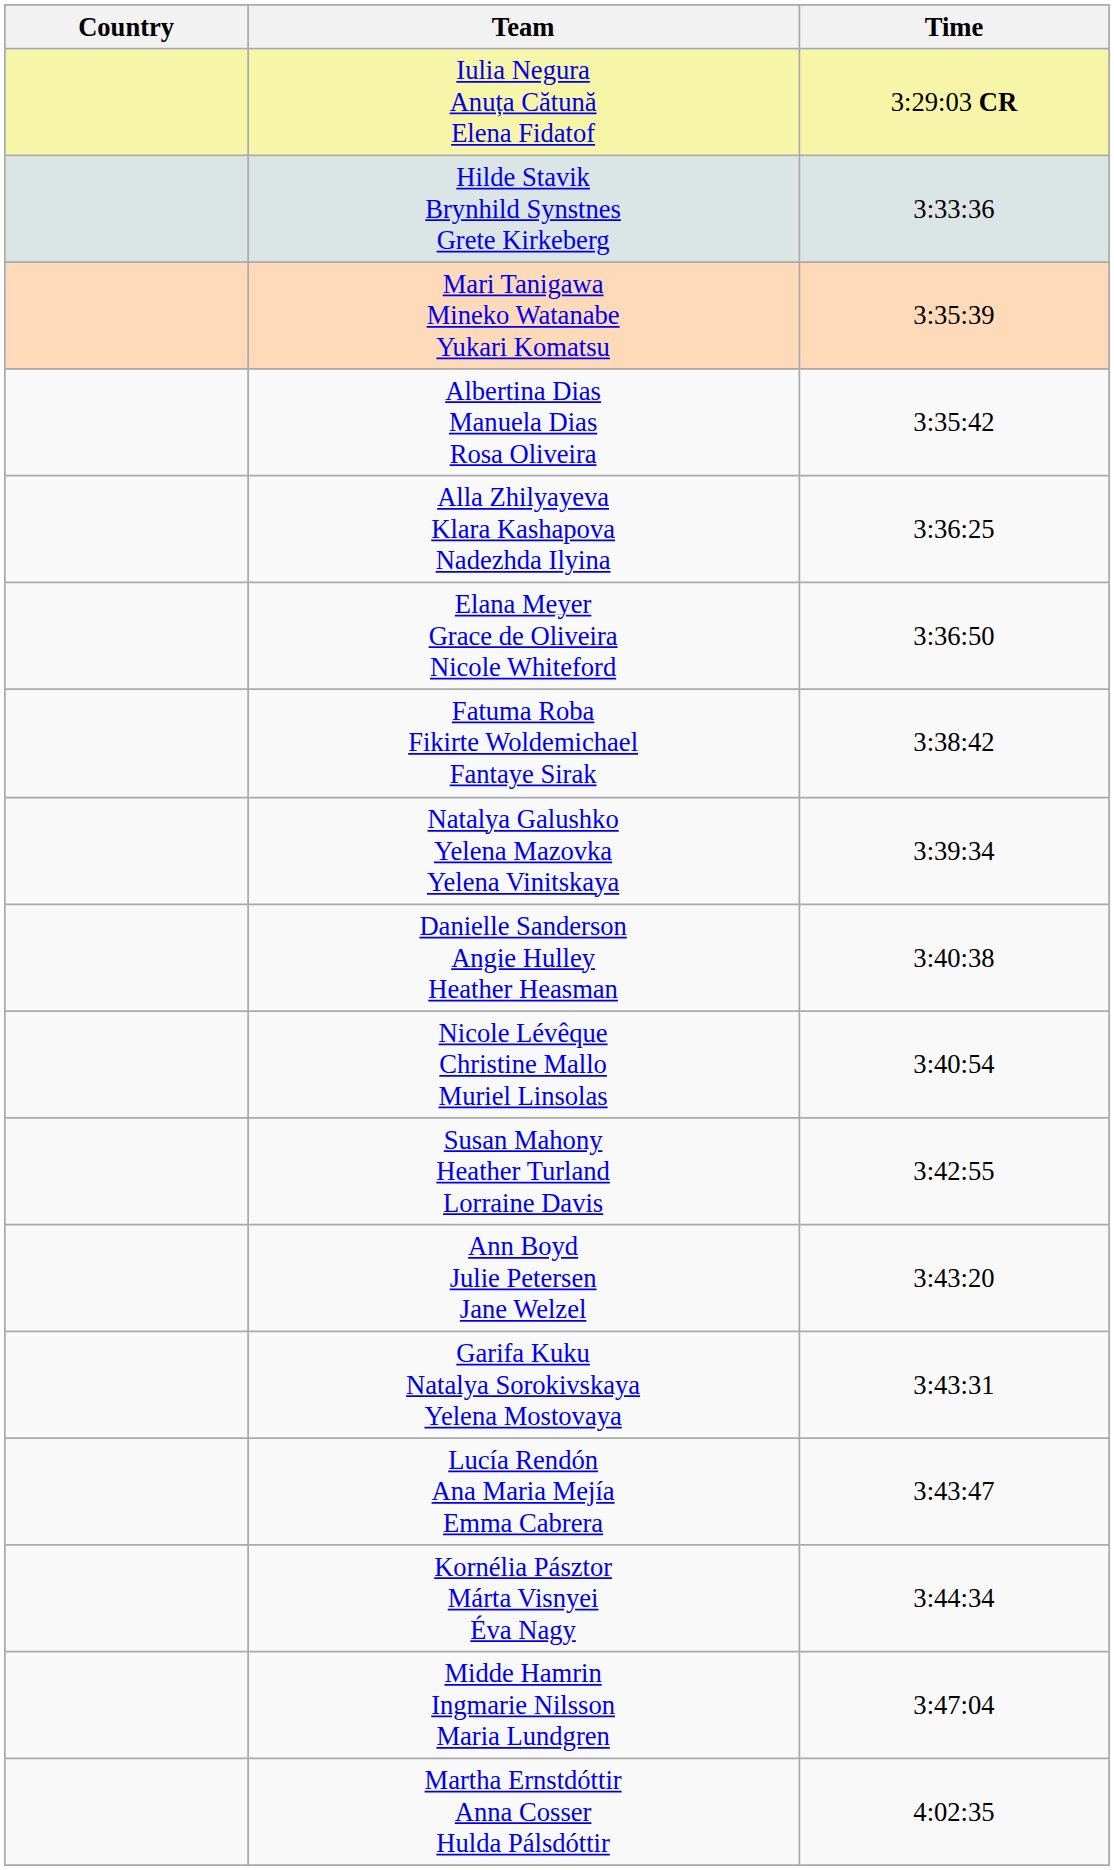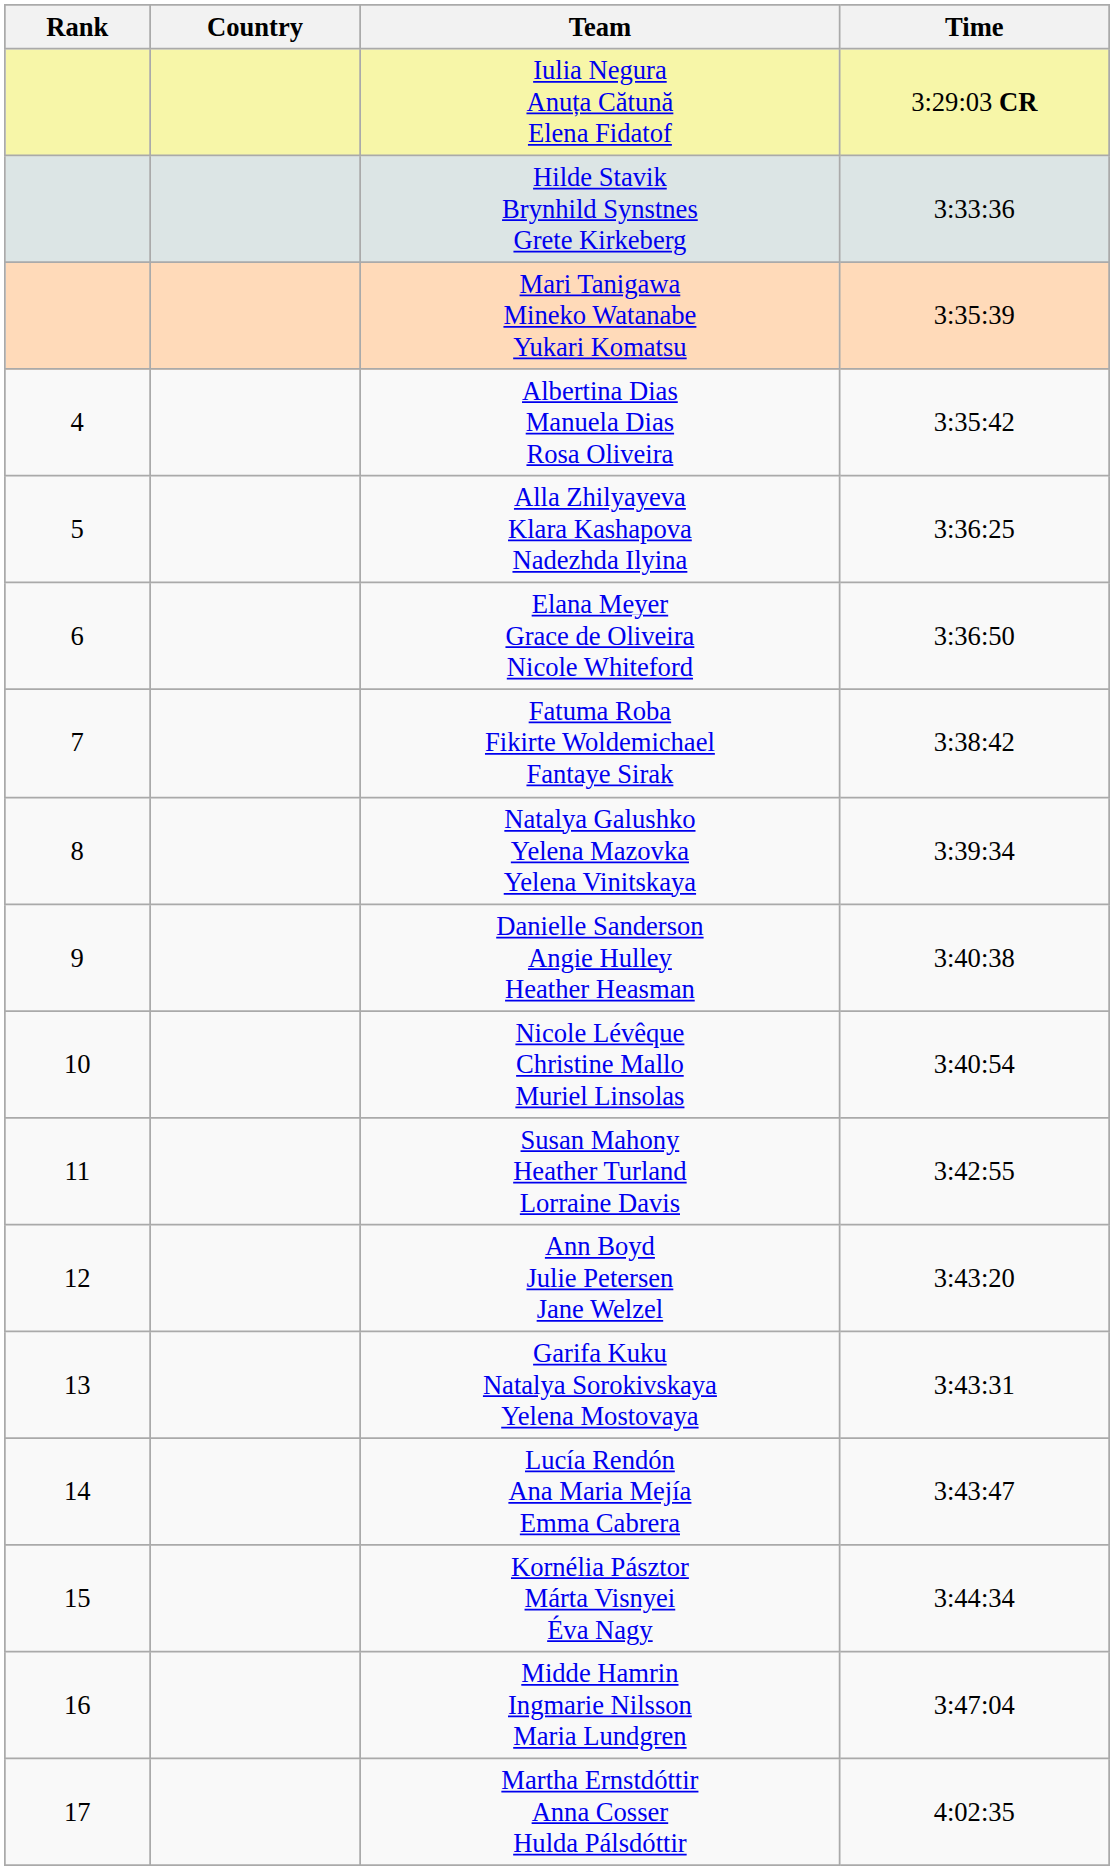+ column: (77, 26)
